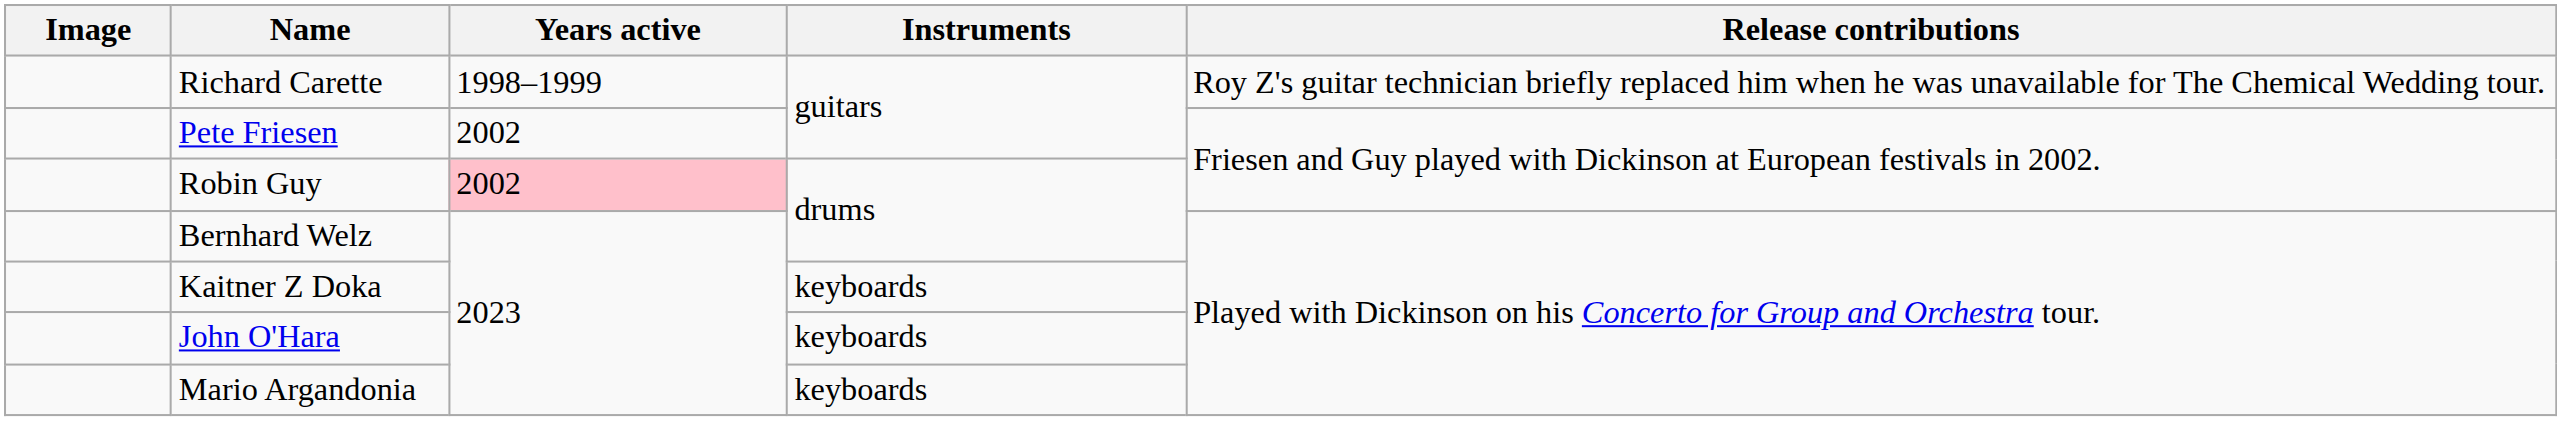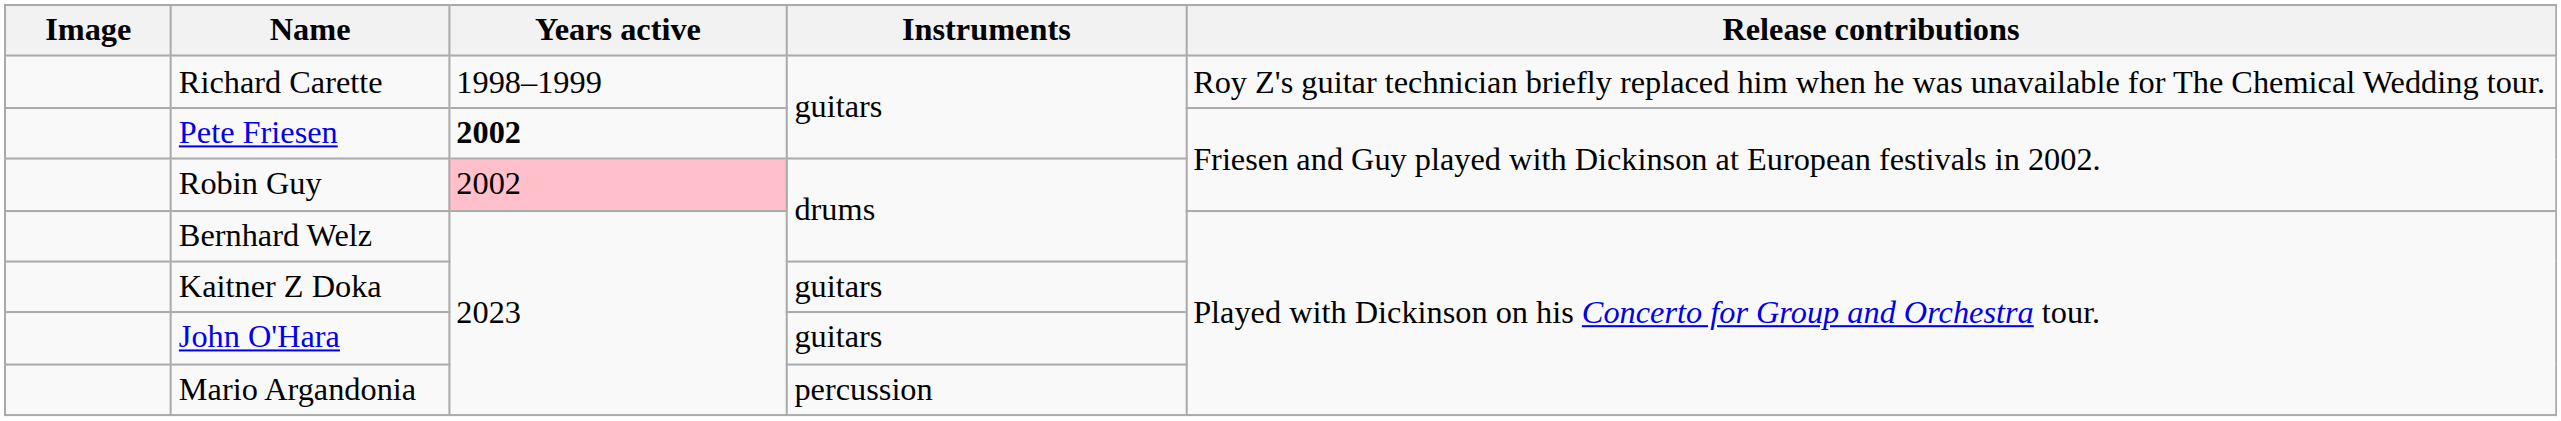(489, 132) normal -> (489, 132) bold
(861, 286) keyboards -> (838, 286) guitars
(861, 337) keyboards -> (838, 337) guitars
(861, 388) keyboards -> (864, 388) percussion
